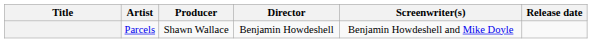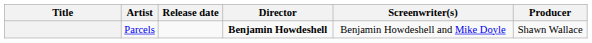columns swapped: (554, 12) <-> (196, 12)
(287, 29) normal -> (278, 29) bold
